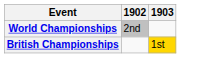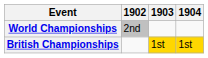+ column: (190, 12)
